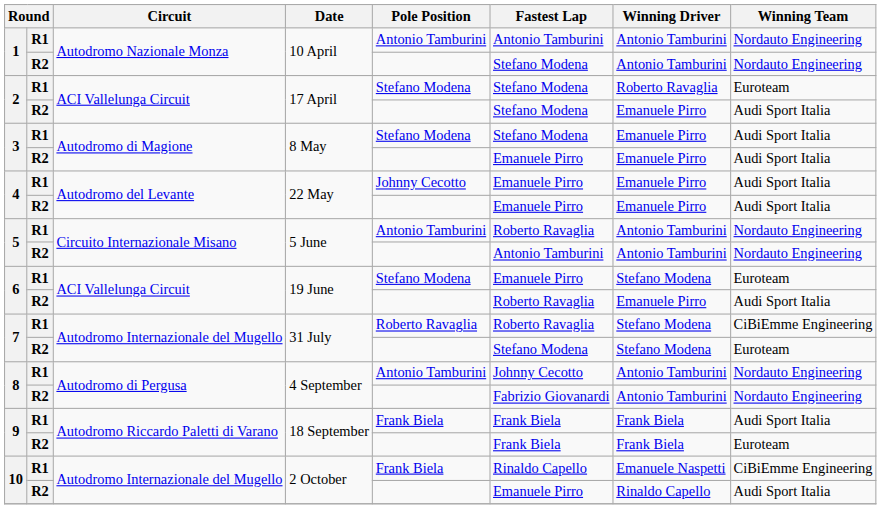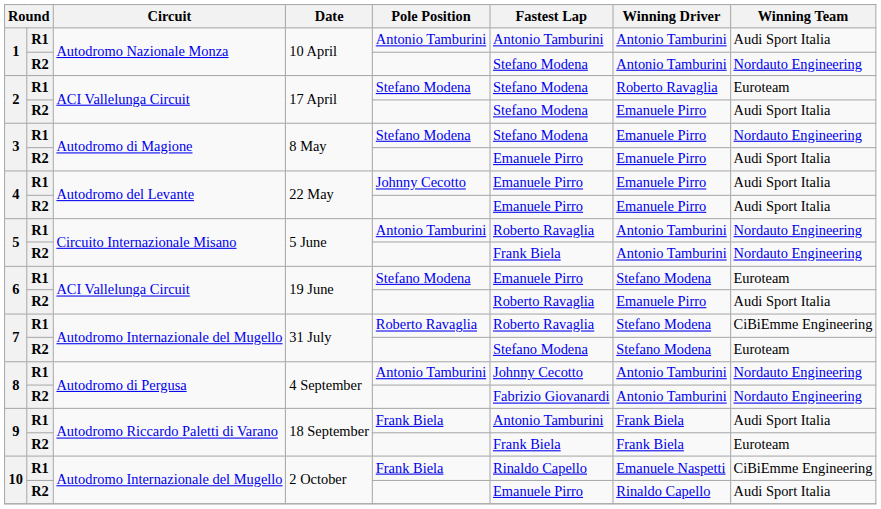(798, 39) Nordauto Engineering -> (782, 39) Audi Sport Italia
(782, 134) Audi Sport Italia -> (798, 134) Nordauto Engineering
(548, 253) Antonio Tamburini -> (527, 253) Frank Biela
(527, 420) Frank Biela -> (548, 420) Antonio Tamburini
